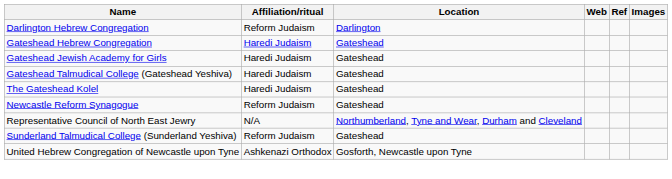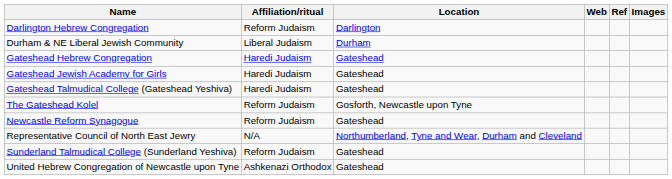+ row: (95, 43)
(278, 89) Haredi Judaism -> (279, 105) Reform Judaism
(360, 89) Gateshead -> (404, 105) Gosforth, Newcastle upon Tyne
(404, 151) Gosforth, Newcastle upon Tyne -> (360, 167) Gateshead
